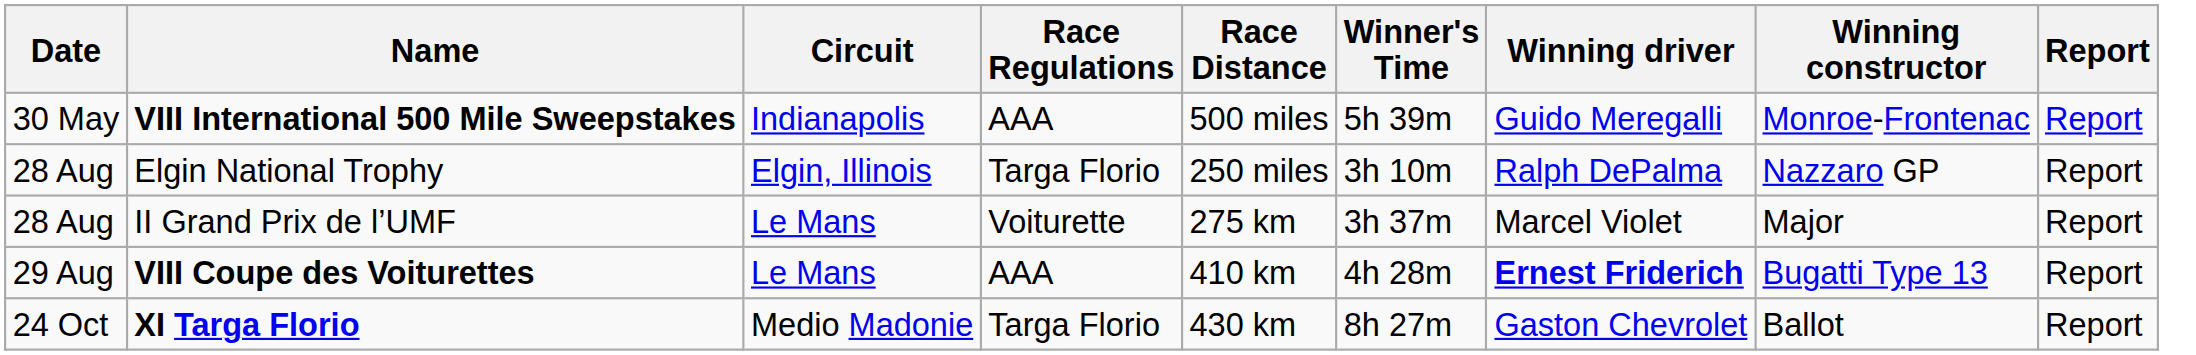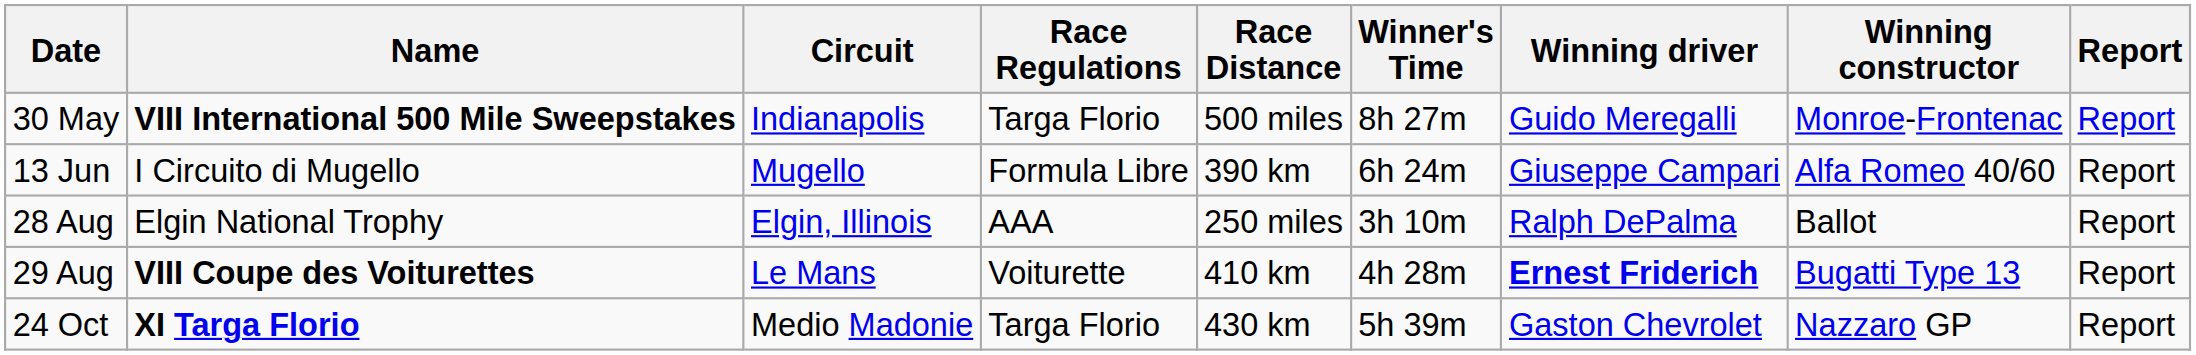(1021, 119) AAA -> (1074, 119) Targa Florio
(1398, 119) 5h 39m -> (1412, 119) 8h 27m
+ row: (277, 170)
(1074, 170) Targa Florio -> (1021, 222) AAA
(1851, 170) Nazzaro GP -> (1836, 222) Ballot
- row: (295, 222)
(1021, 273) AAA -> (1057, 273) Voiturette
(1398, 325) 8h 27m -> (1412, 325) 5h 39m
(1803, 325) Ballot -> (1884, 325) Nazzaro GP
